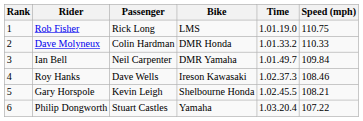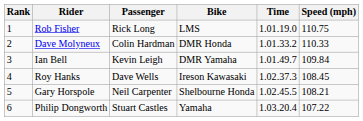(142, 60) Neil Carpenter -> (137, 60) Kevin Leigh
(315, 76) 108.46 -> (315, 76) 108.45
(137, 92) Kevin Leigh -> (142, 92) Neil Carpenter
